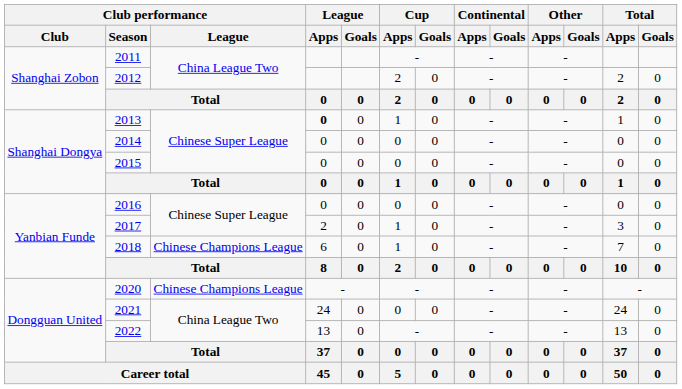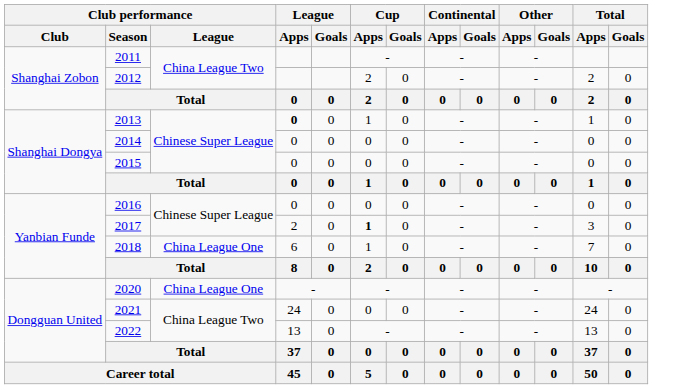(398, 225) normal -> (368, 225) bold
(228, 246) Chinese Champions League -> (213, 246) China League One
(228, 288) Chinese Champions League -> (213, 288) China League One
